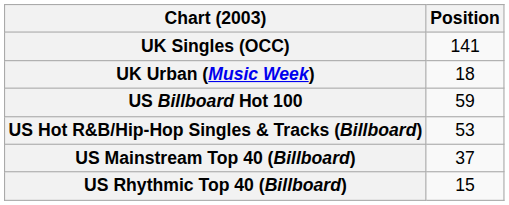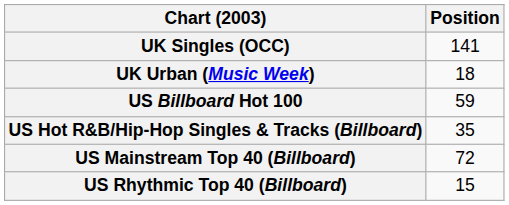(465, 130) 53 -> (465, 130) 35
(465, 158) 37 -> (465, 158) 72
